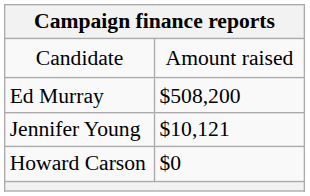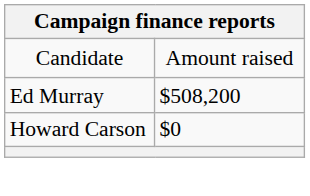- row: (75, 129)
